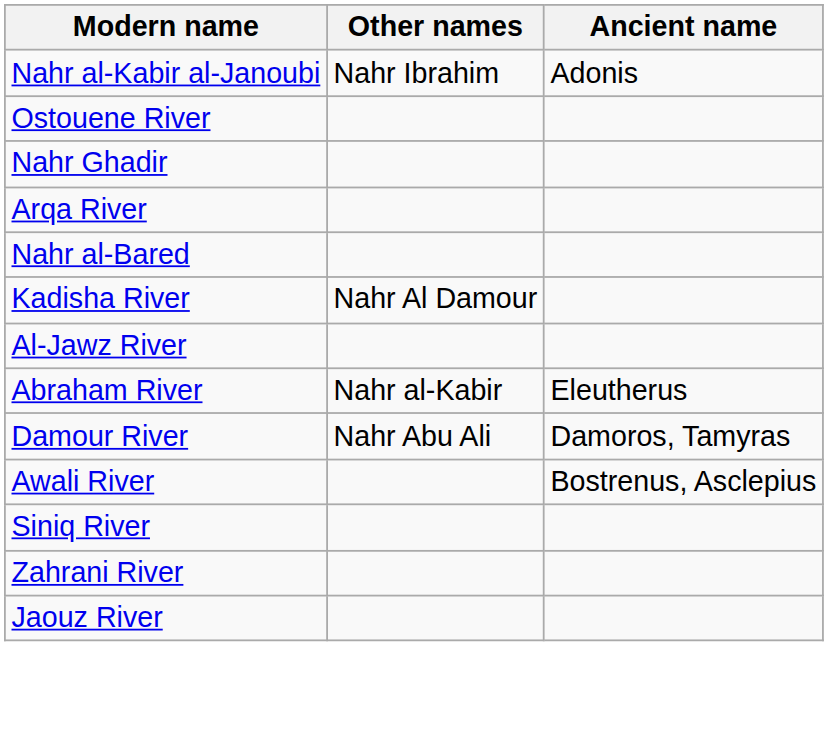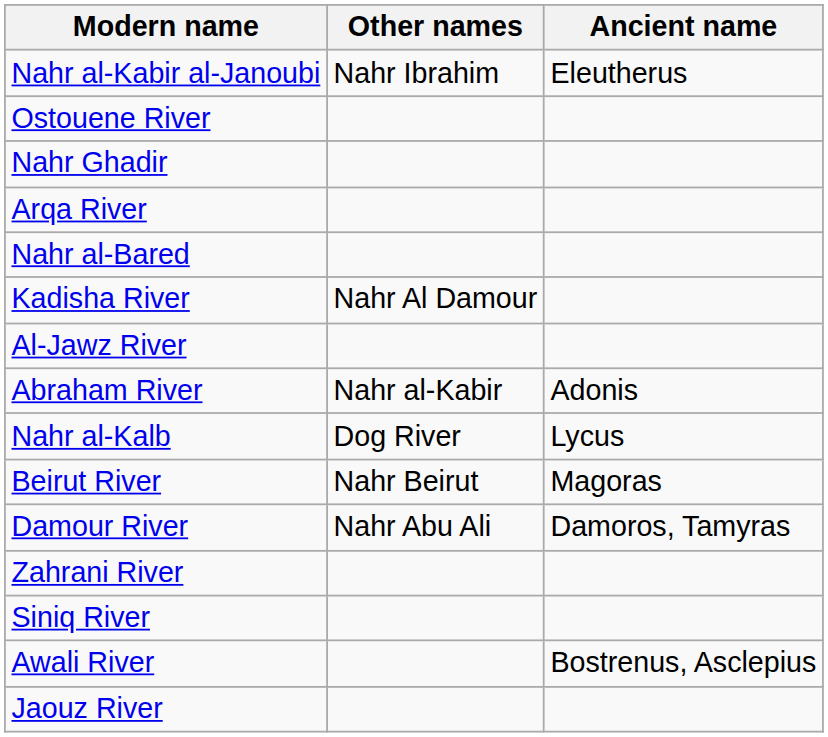(594, 72) Adonis -> (619, 72) Eleutherus
(619, 390) Eleutherus -> (594, 390) Adonis
+ row: (91, 436)
+ row: (86, 481)
rows swapped: (83, 481) <-> (97, 572)
